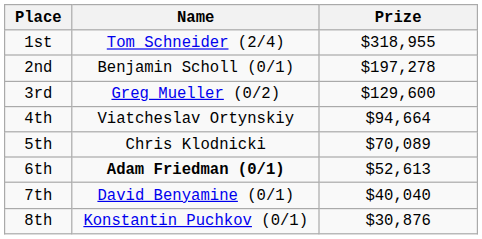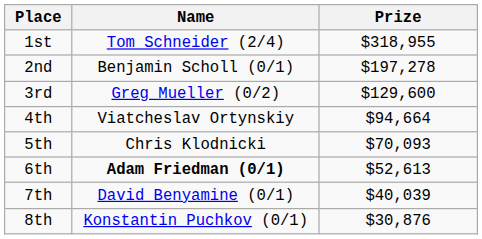(398, 144) $70,089 -> (398, 144) $70,093
(398, 195) $40,040 -> (398, 195) $40,039
